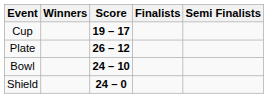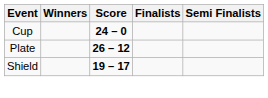(111, 31) 19 – 17 -> (111, 31) 24 – 0
- row: (22, 66)
(111, 84) 24 – 0 -> (111, 66) 19 – 17
